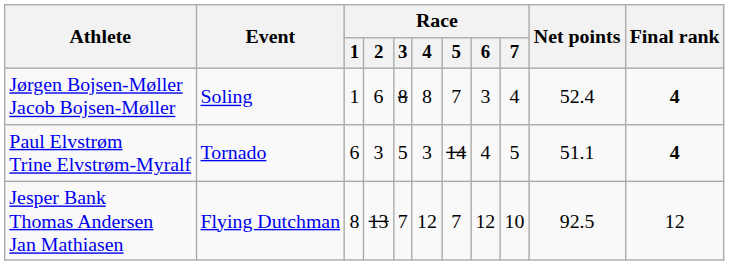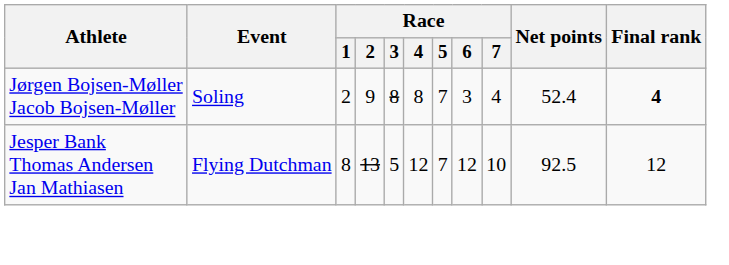(354, 96) 1 -> (346, 96) 2
(379, 96) 6 -> (370, 96) 9
- row: (100, 153)
(403, 220) 7 -> (394, 164) 5
